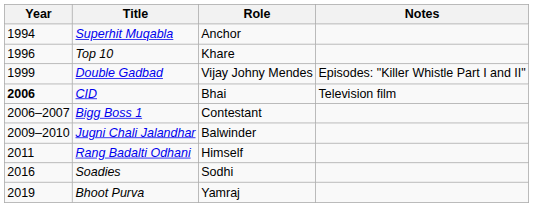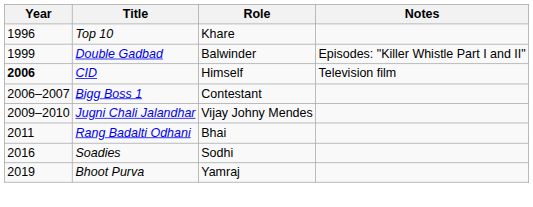- row: (124, 34)
(257, 73) Vijay Johny Mendes -> (229, 53) Balwinder
(214, 93) Bhai -> (222, 73) Himself
(229, 133) Balwinder -> (257, 113) Vijay Johny Mendes
(222, 152) Himself -> (214, 133) Bhai
